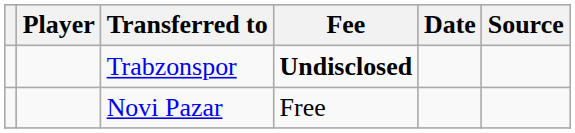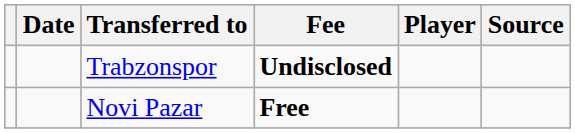columns swapped: (59, 25) <-> (450, 25)
(303, 107) normal -> (284, 107) bold
